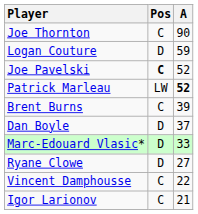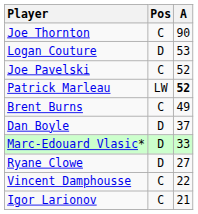(183, 51) 59 -> (183, 51) 53
(161, 70) bold -> (161, 70) normal
(183, 107) 39 -> (183, 107) 49
